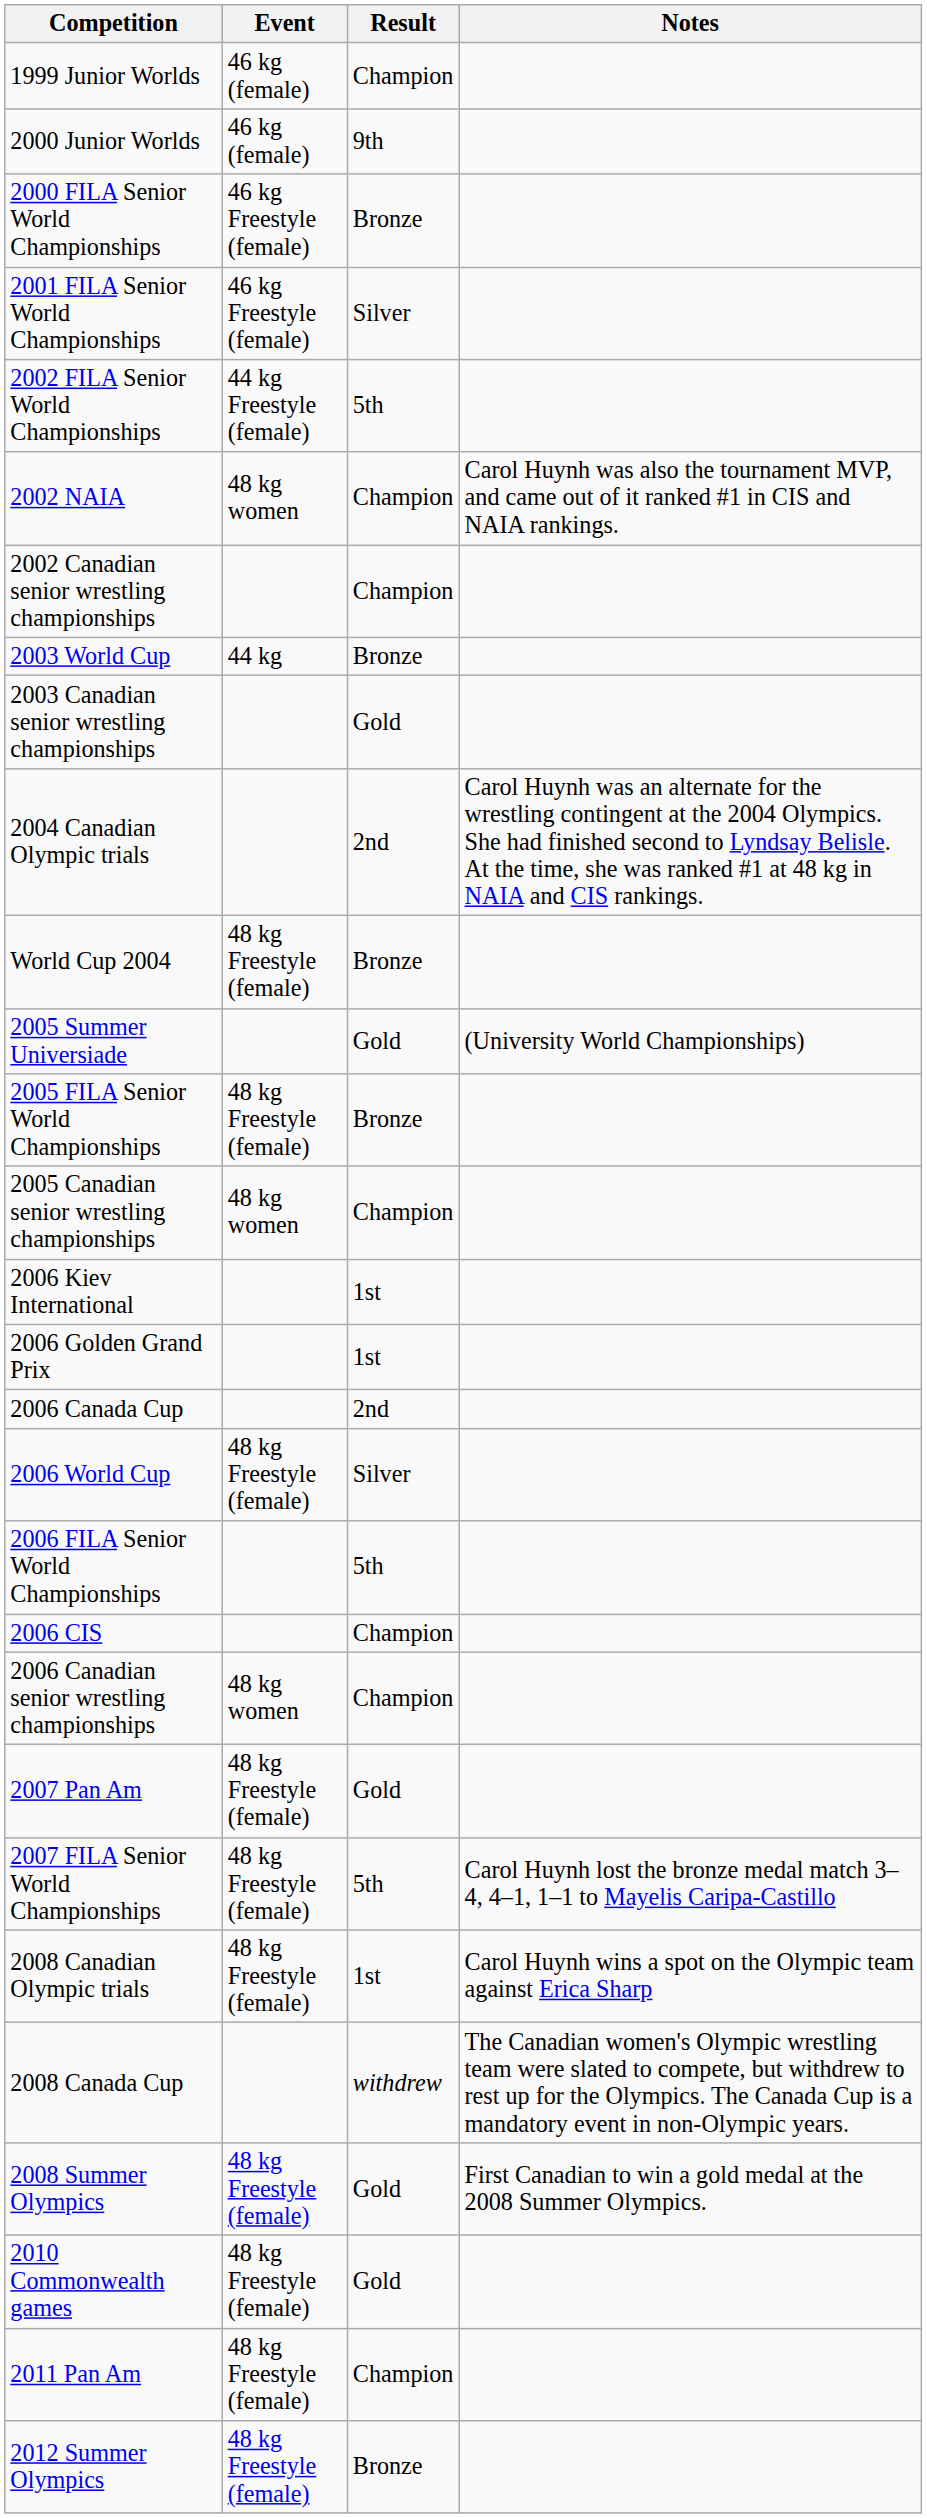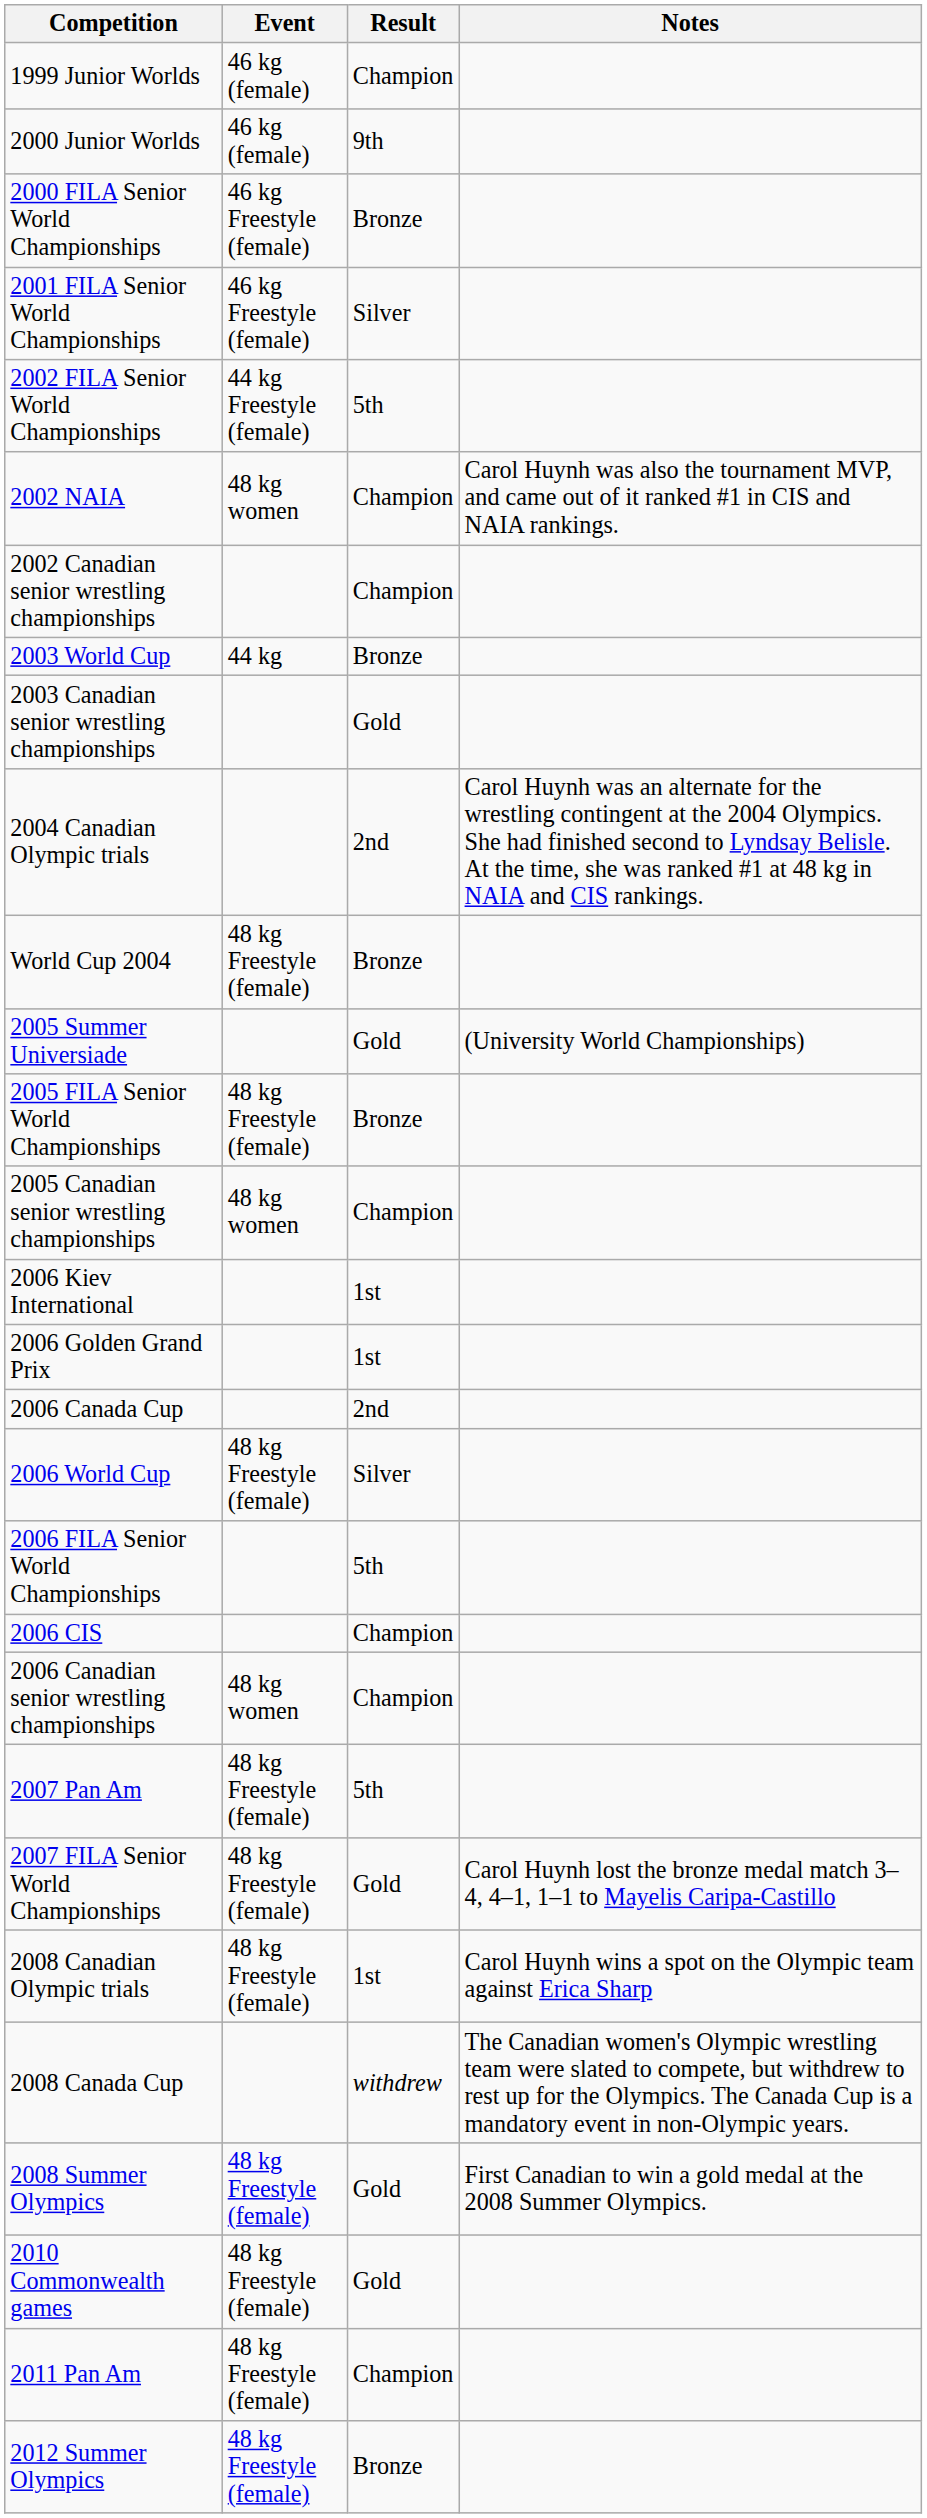(377, 1790) Gold -> (368, 1790) 5th
(368, 1883) 5th -> (377, 1883) Gold
